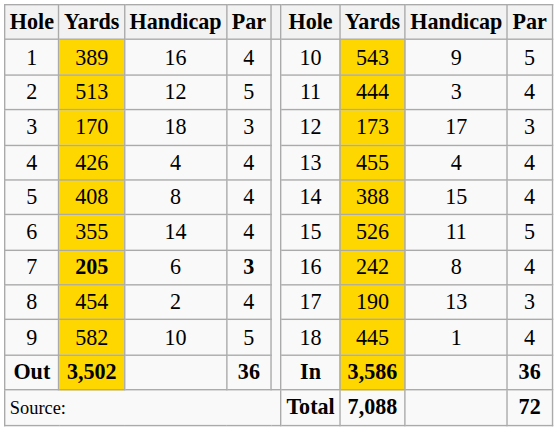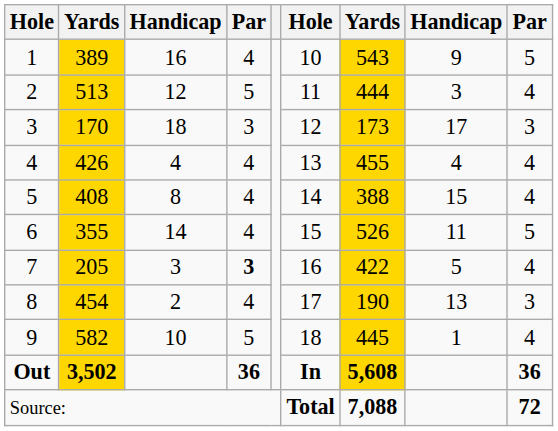(92, 267) bold -> (92, 267) normal
(176, 267) 6 -> (176, 267) 3
(372, 267) 242 -> (372, 267) 422
(456, 267) 8 -> (456, 267) 5
(372, 372) 3,586 -> (372, 372) 5,608
